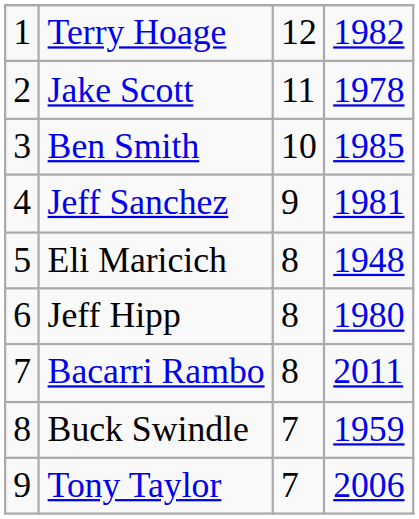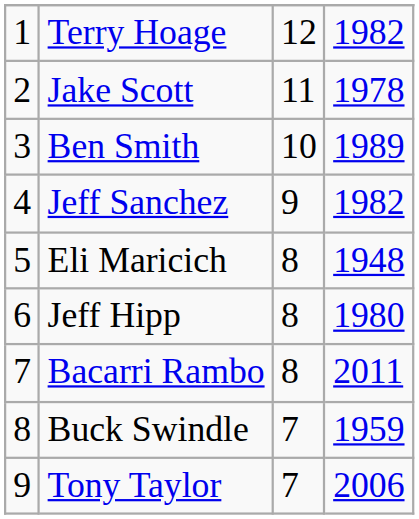(369, 145) 1985 -> (369, 145) 1989
(369, 202) 1981 -> (369, 202) 1982
